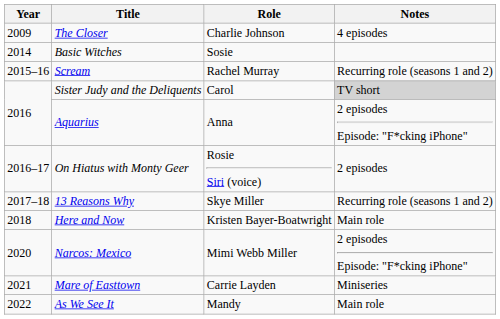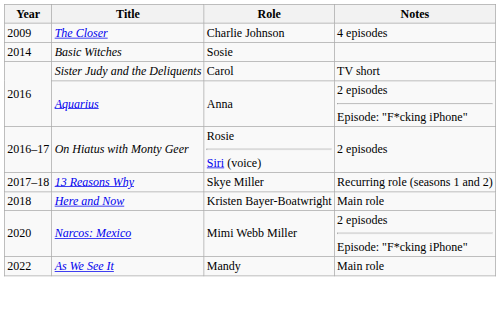- row: (72, 71)
(358, 90) lightgrey background -> (358, 71) no background
- row: (97, 285)
